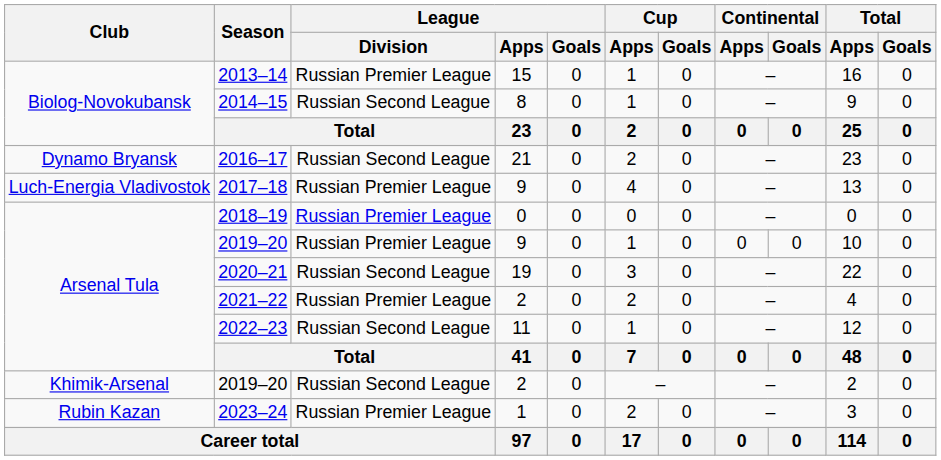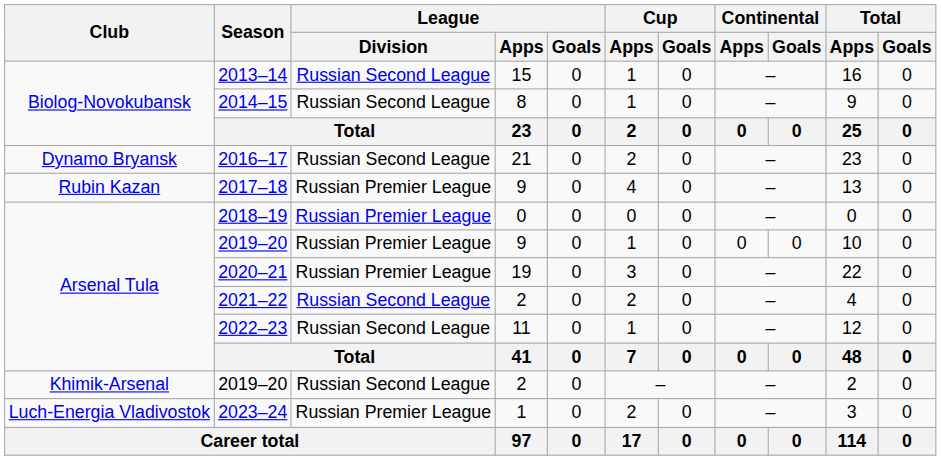(393, 74) Russian Premier League -> (393, 74) Russian Second League
(109, 187) Luch-Energia Vladivostok -> (109, 187) Rubin Kazan
(393, 272) Russian Second League -> (393, 272) Russian Premier League
(393, 300) Russian Premier League -> (393, 300) Russian Second League
(109, 412) Rubin Kazan -> (109, 412) Luch-Energia Vladivostok
